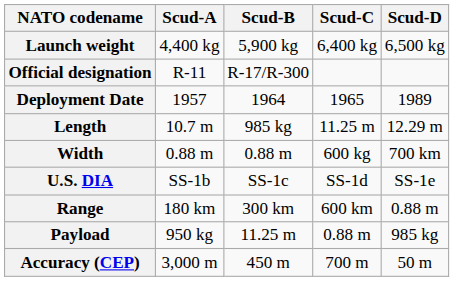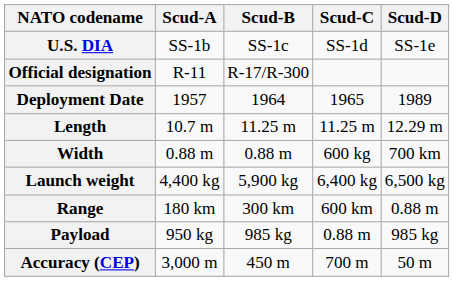rows swapped: (80, 180) <-> (80, 45)
(268, 126) 985 kg -> (268, 126) 11.25 m
(268, 235) 11.25 m -> (268, 235) 985 kg
